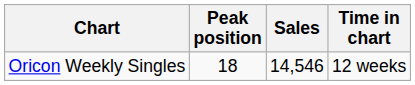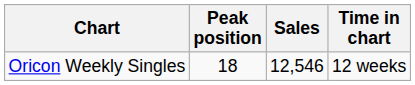(297, 66) 14,546 -> (297, 66) 12,546
